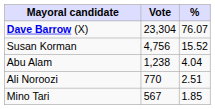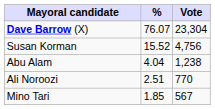columns swapped: (160, 12) <-> (195, 12)
